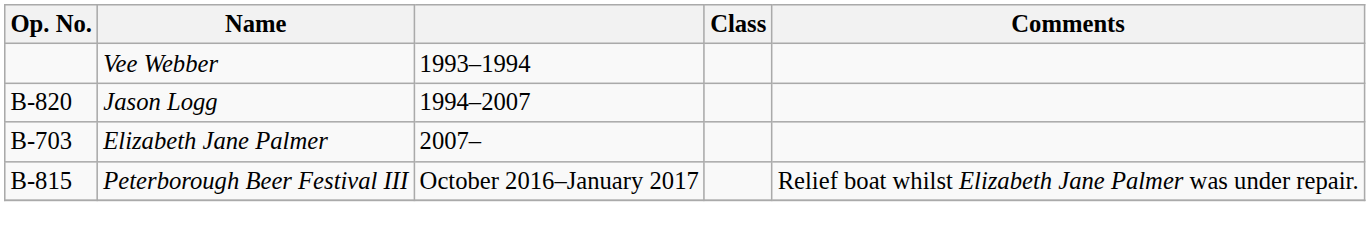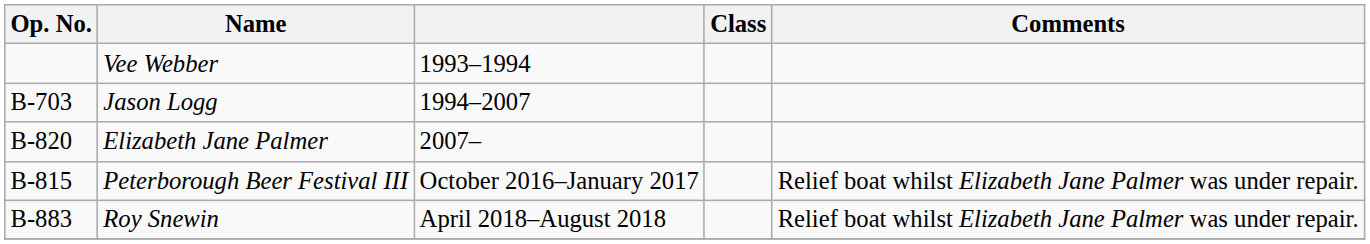(41, 102) B-820 -> (41, 102) B-703
(41, 141) B-703 -> (41, 141) B-820
+ row: (161, 219)
